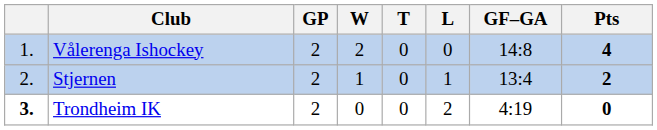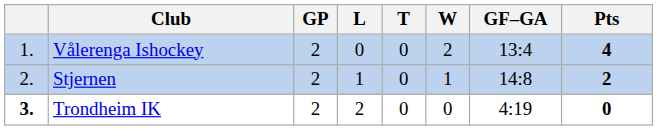columns swapped: (360, 19) <-> (448, 19)
(515, 49) 14:8 -> (515, 49) 13:4
(515, 79) 13:4 -> (515, 79) 14:8
